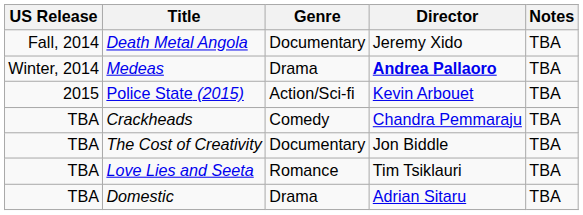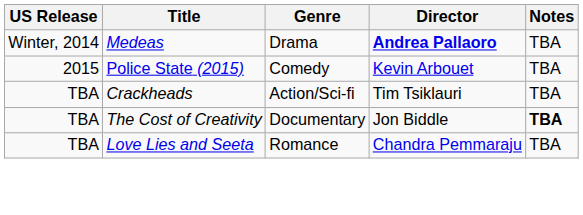- row: (177, 42)
(312, 94) Action/Sci-fi -> (299, 68) Comedy
(299, 119) Comedy -> (312, 94) Action/Sci-fi
(447, 119) Chandra Pemmaraju -> (417, 94) Tim Tsiklauri
(545, 145) normal -> (546, 119) bold
(417, 171) Tim Tsiklauri -> (447, 145) Chandra Pemmaraju
- row: (140, 196)
